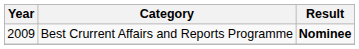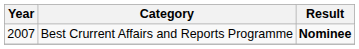(21, 34) 2009 -> (21, 34) 2007
